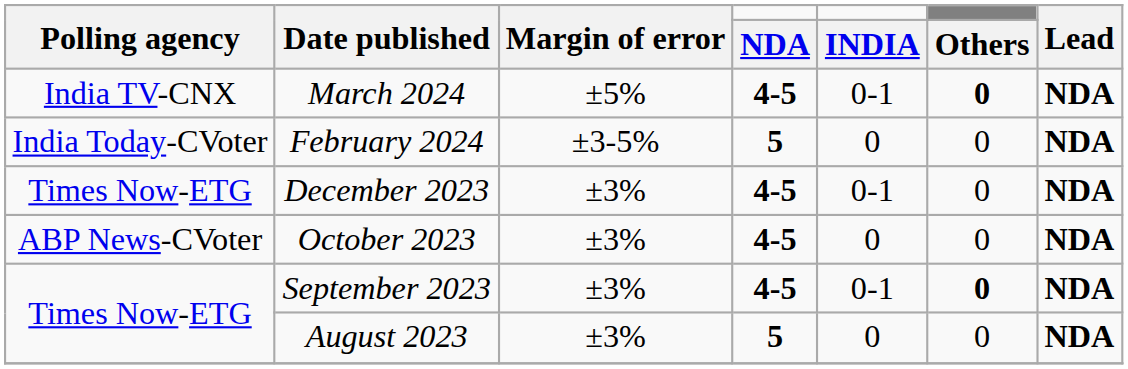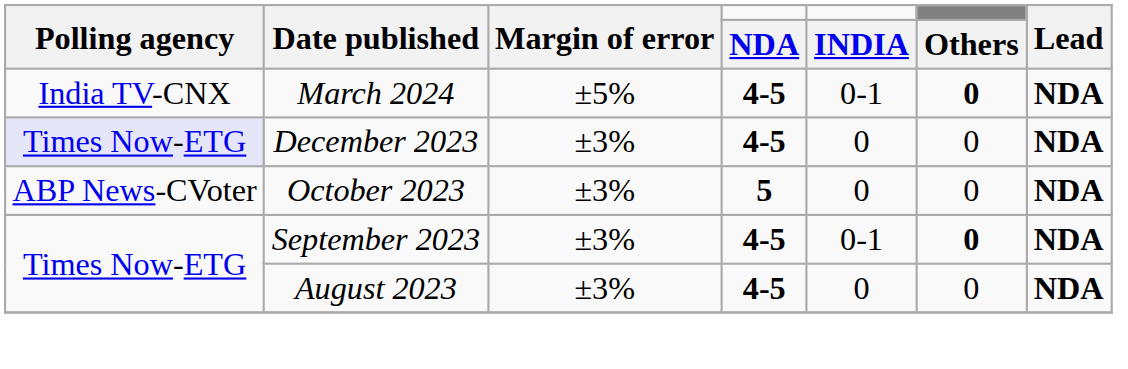- row: (387, 141)
(140, 190) no background -> (135, 141) lavender background
(872, 190) 0-1 -> (862, 141) 0
(775, 239) 4-5 -> (764, 190) 5
(775, 337) 5 -> (764, 288) 4-5
